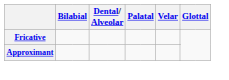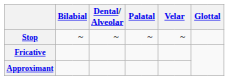+ row: (30, 37)
